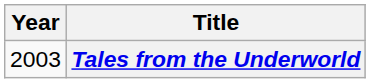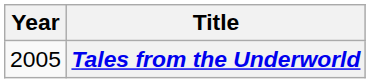(35, 58) 2003 -> (35, 58) 2005
